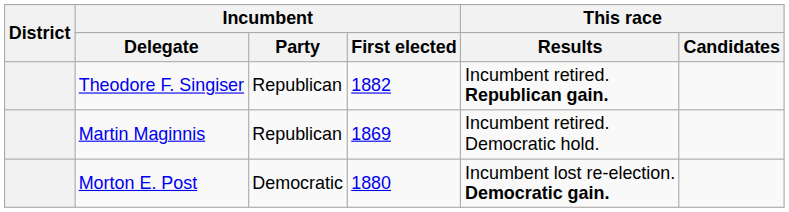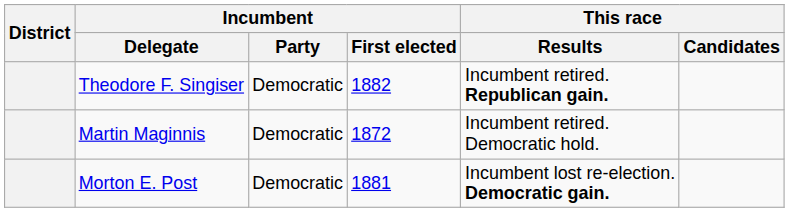(297, 85) Republican -> (298, 85) Democratic
(297, 134) Republican -> (298, 134) Democratic
(371, 134) 1869 -> (371, 134) 1872
(371, 182) 1880 -> (371, 182) 1881
